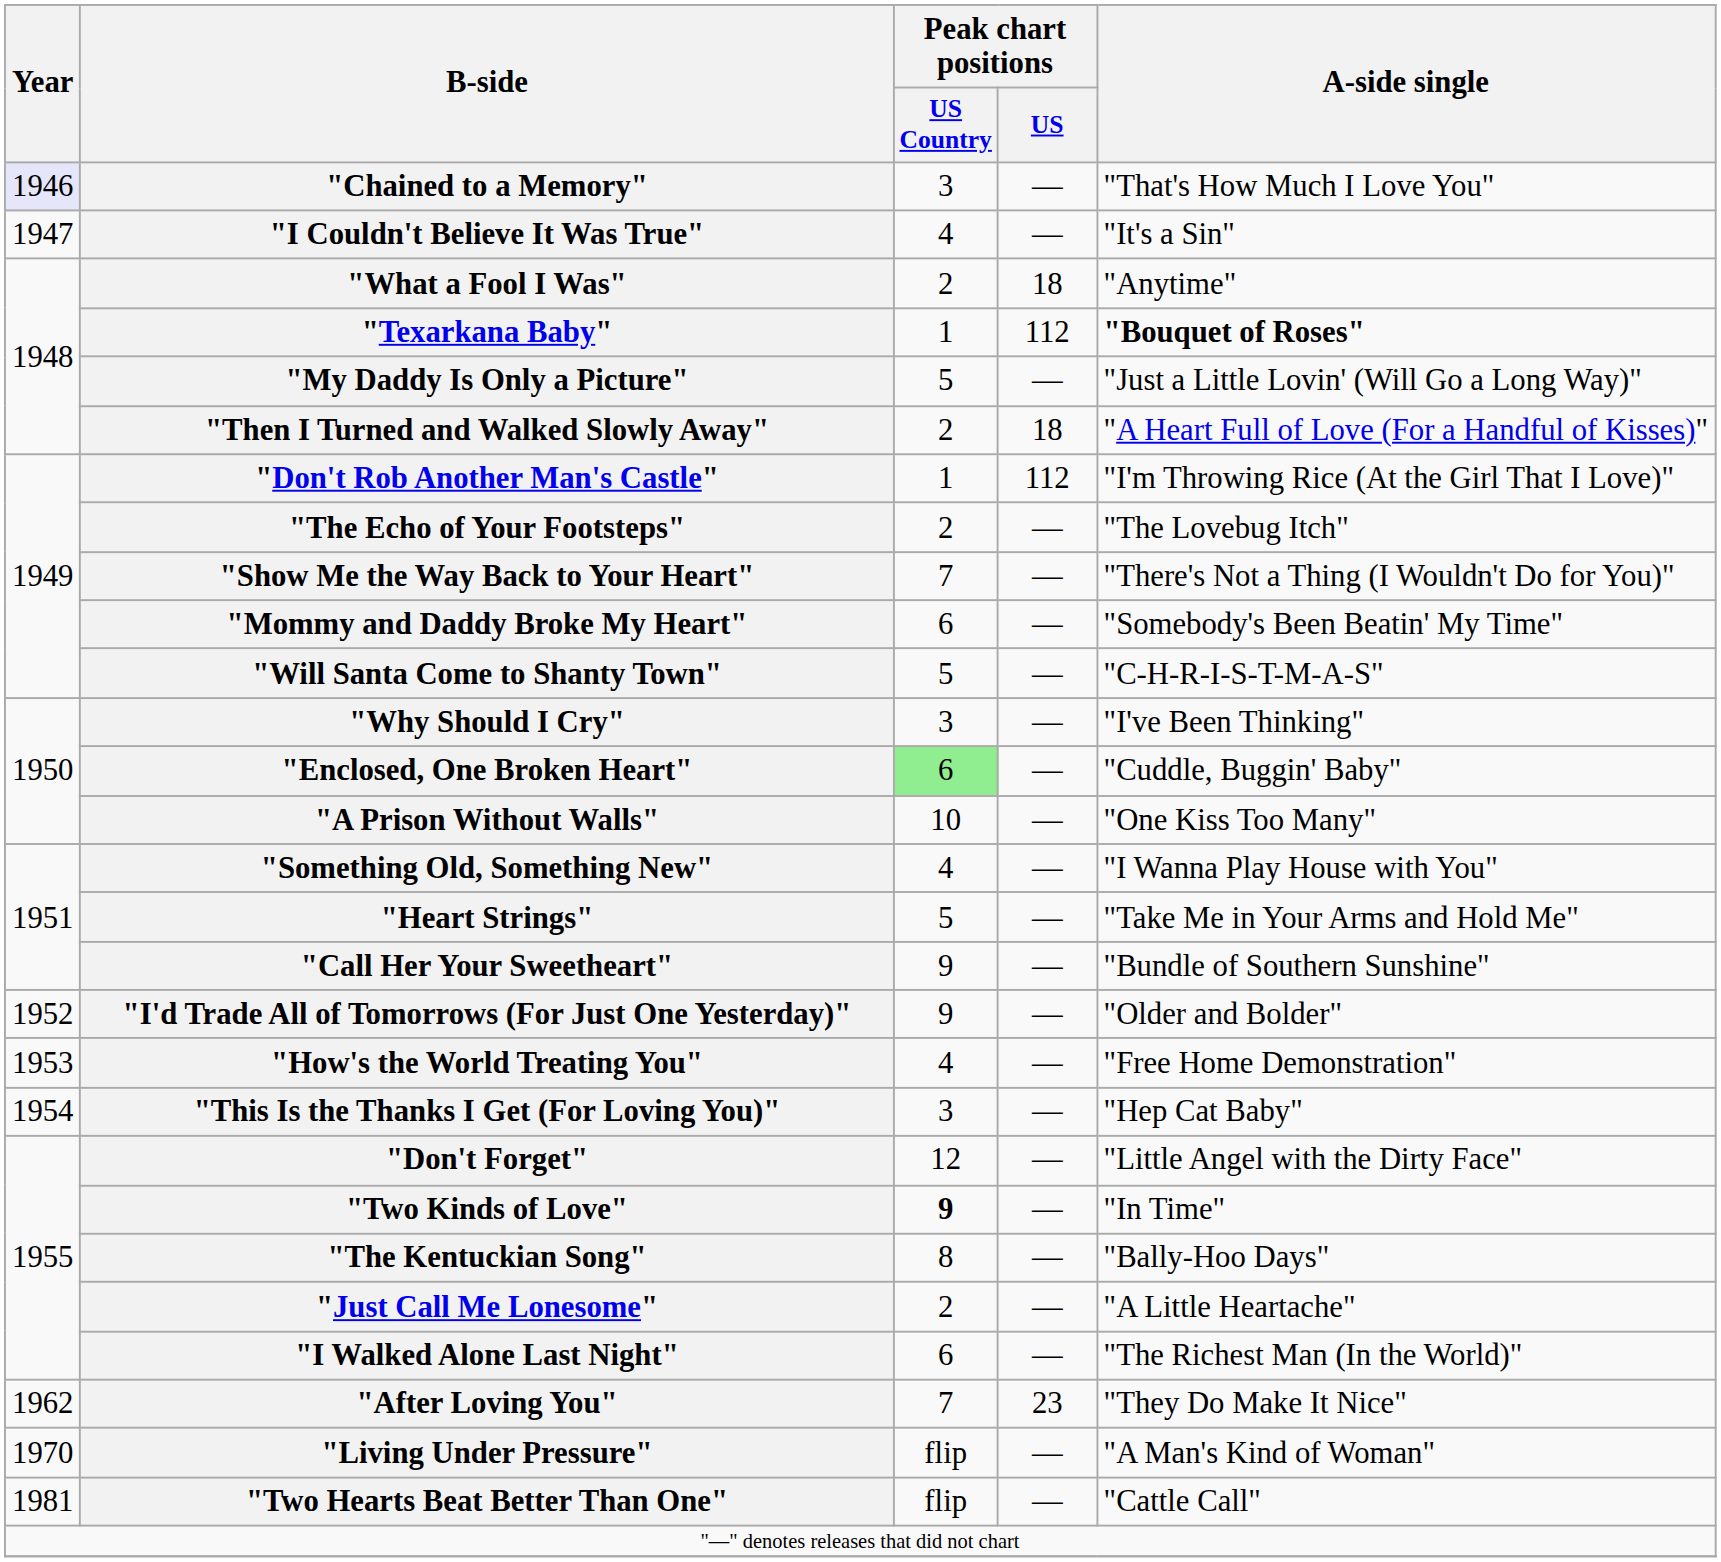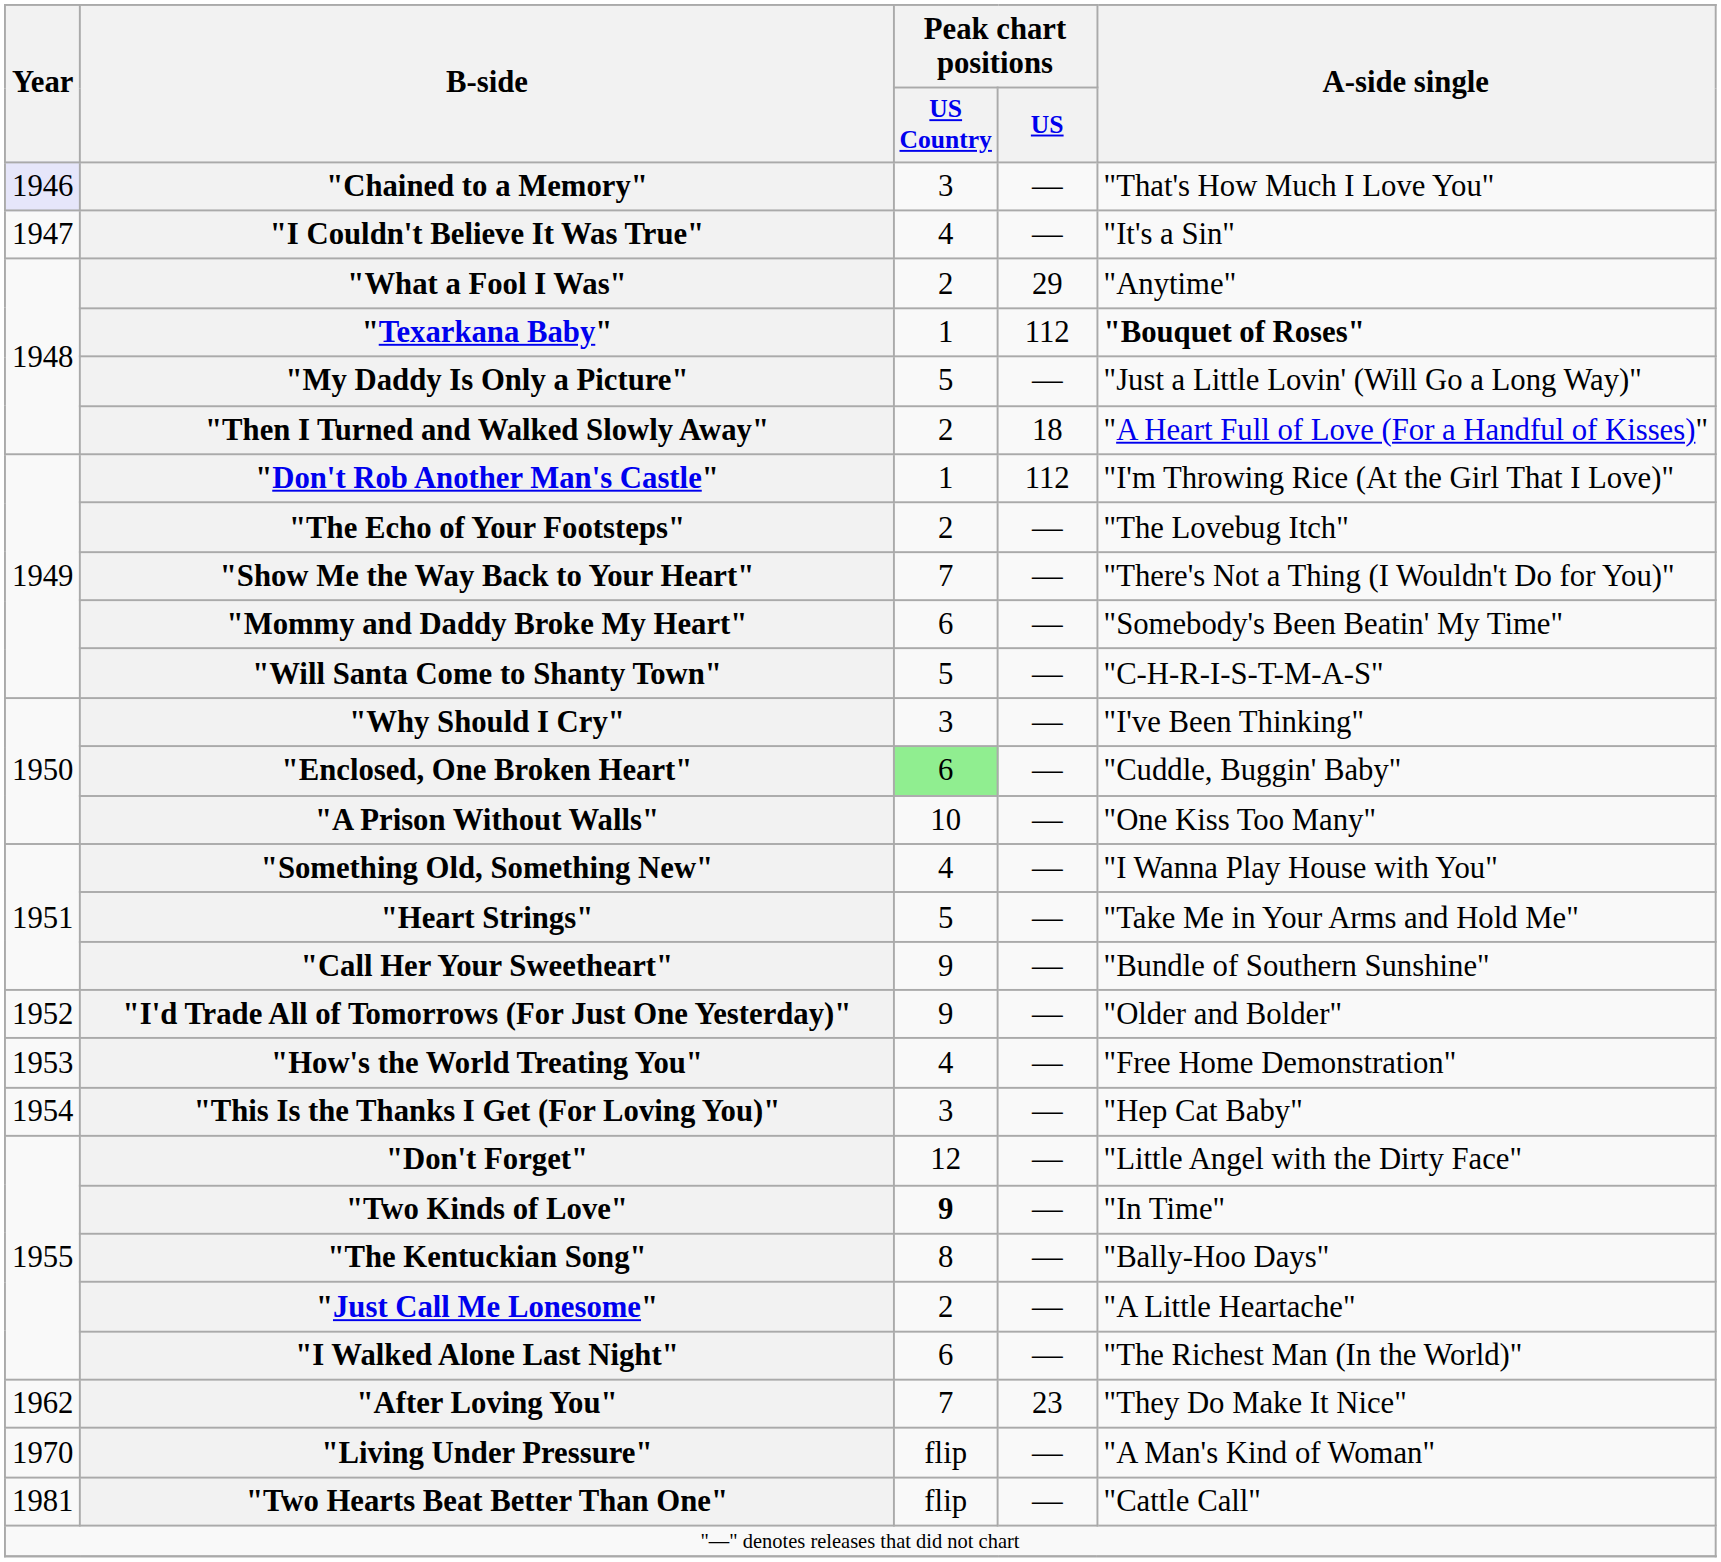(1047, 283) 18 -> (1047, 283) 29
